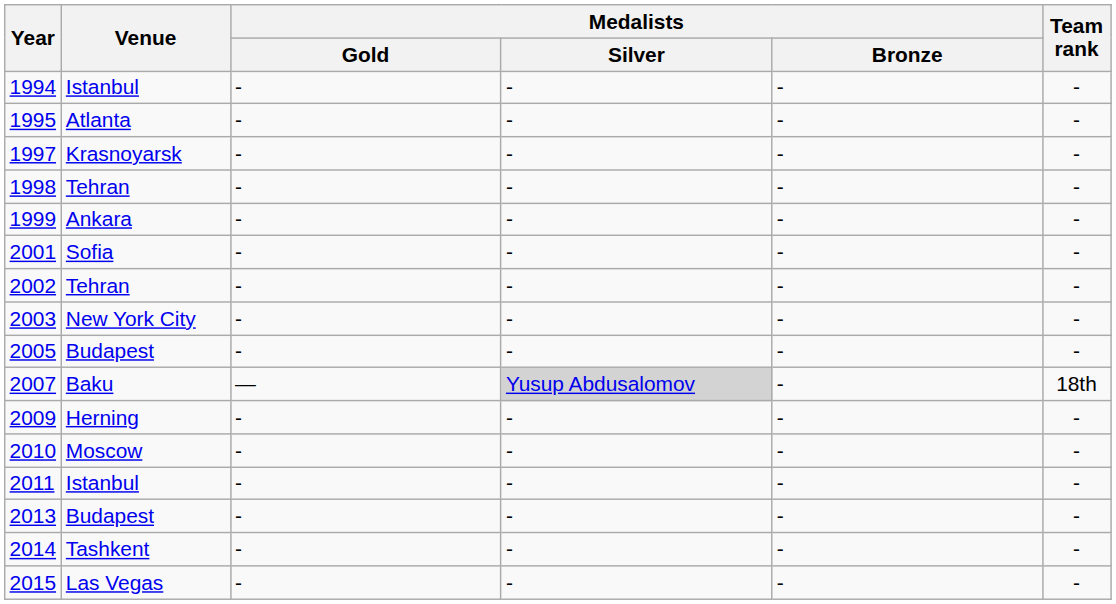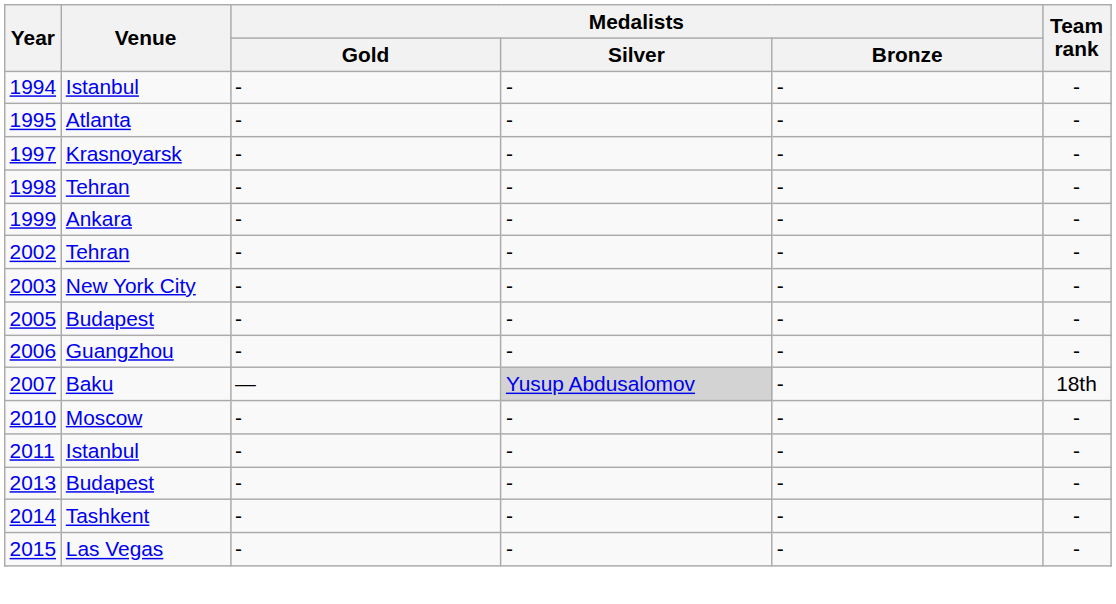- row: (33, 253)
+ row: (33, 351)
- row: (33, 417)
